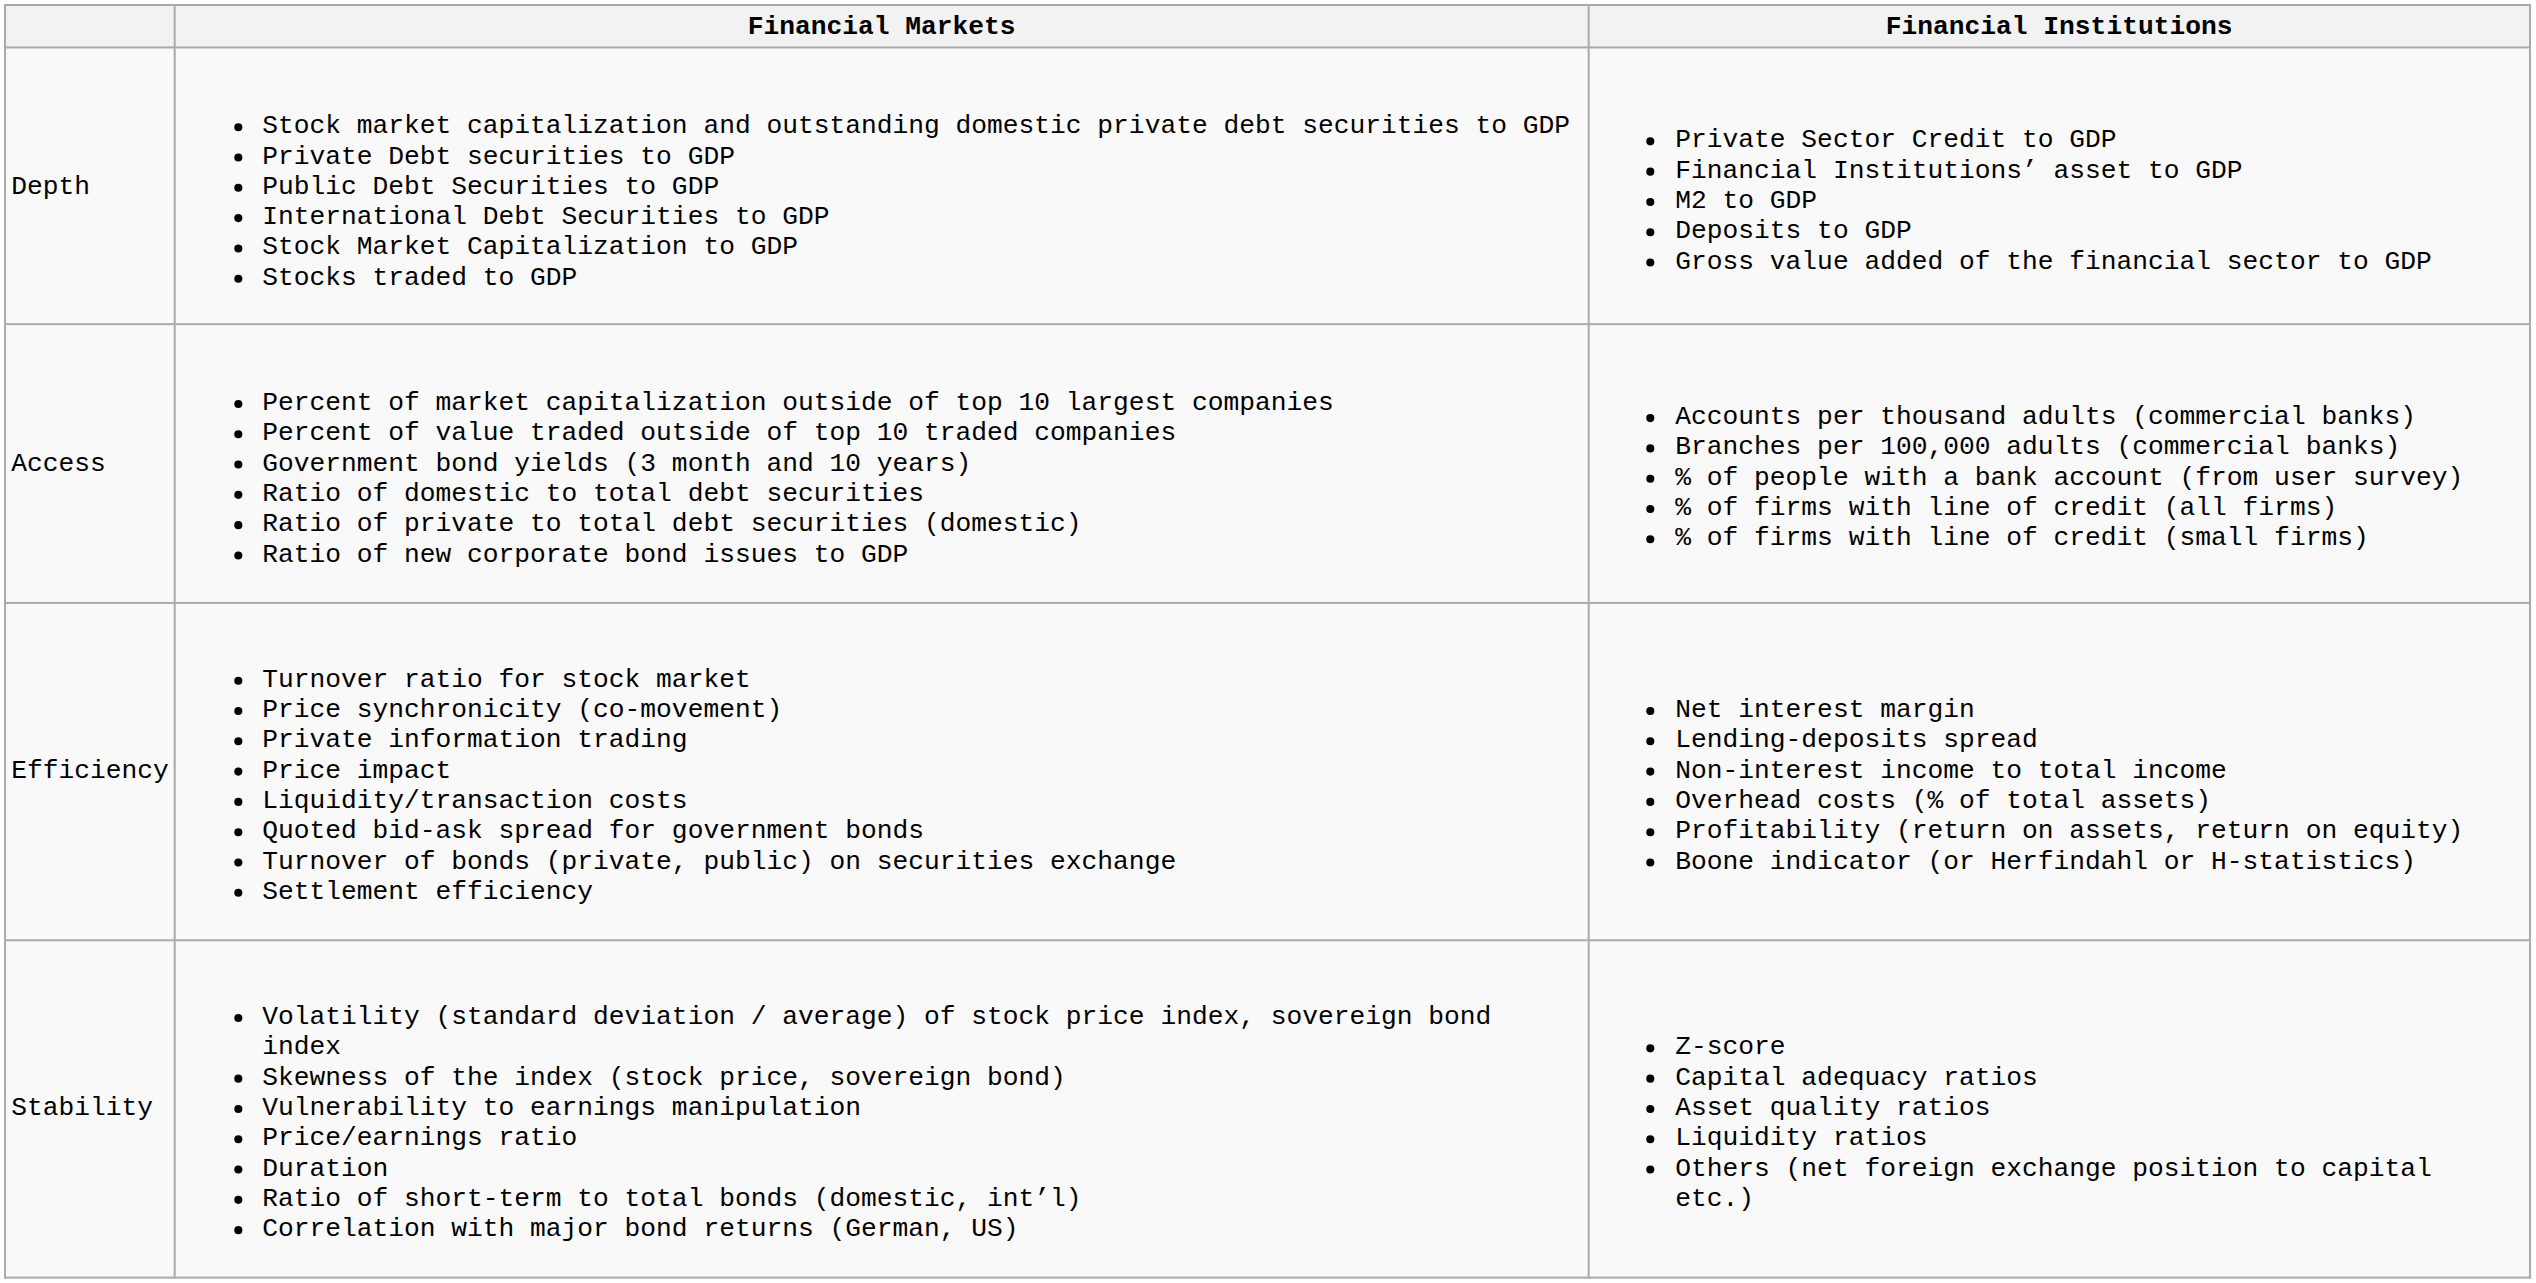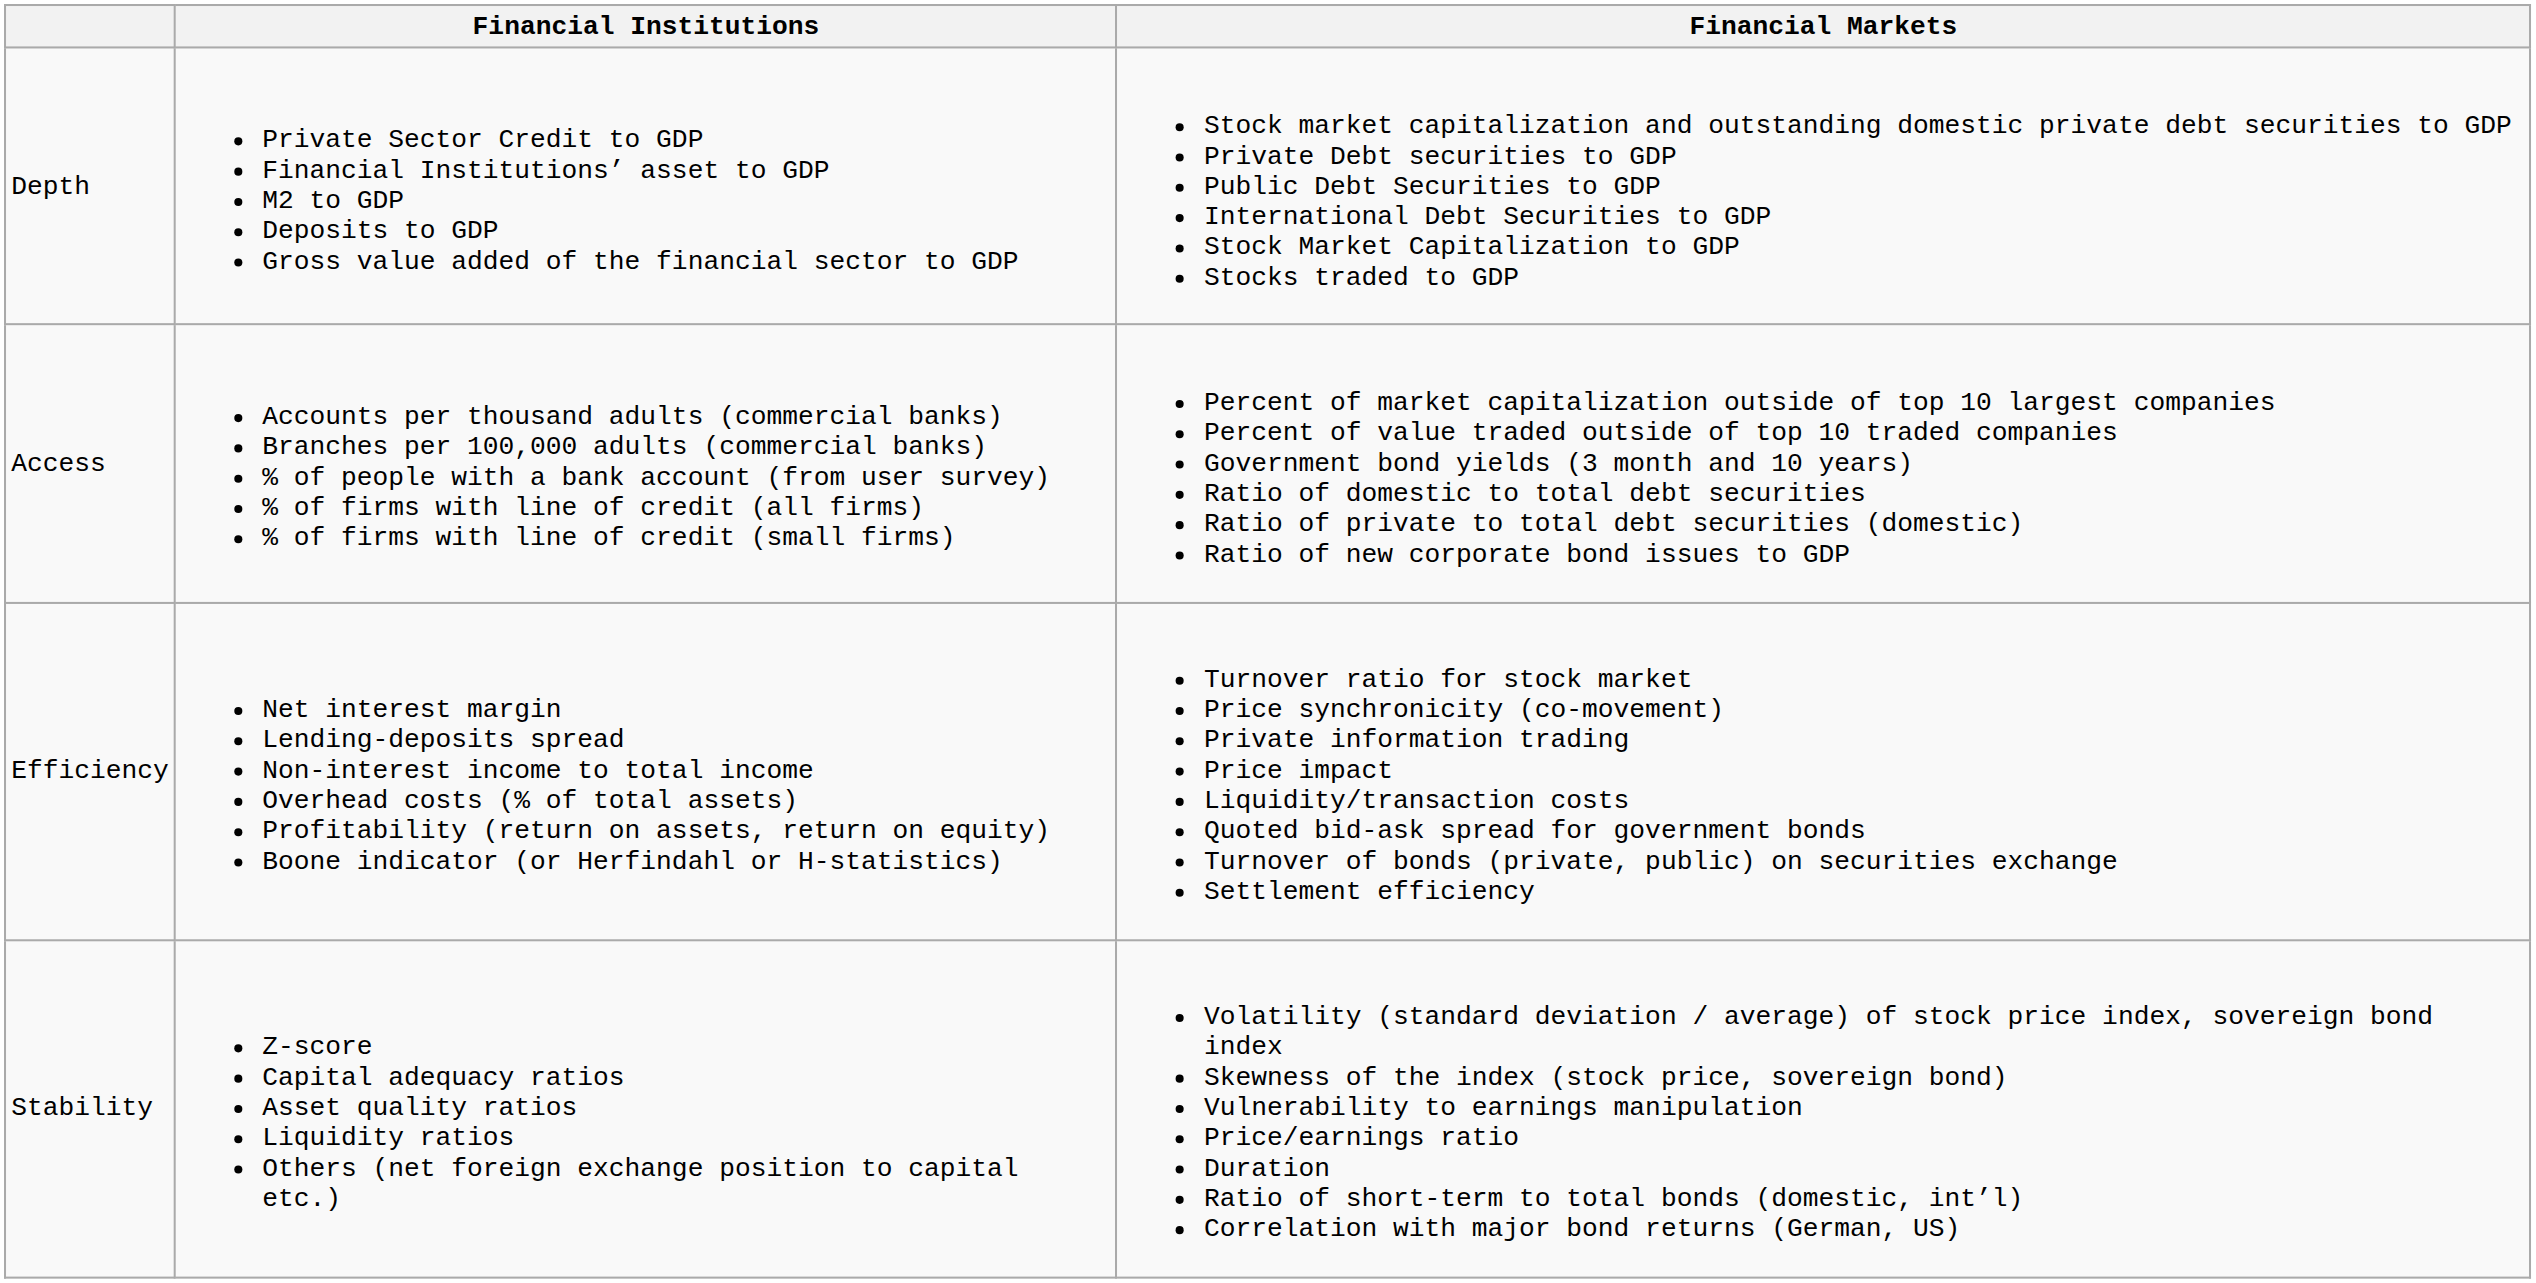columns swapped: (2059, 26) <-> (882, 26)
